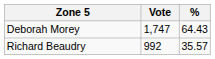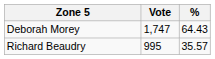(152, 46) 992 -> (152, 46) 995
